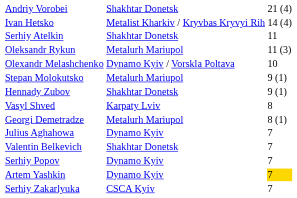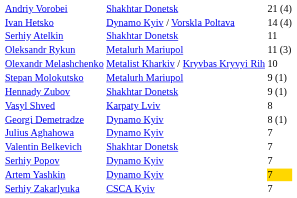(186, 22) Metalist Kharkiv / Kryvbas Kryvyi Rih -> (170, 22) Dynamo Kyiv / Vorskla Poltava
(170, 64) Dynamo Kyiv / Vorskla Poltava -> (186, 64) Metalist Kharkiv / Kryvbas Kryvyi Rih
(145, 119) Metalurh Mariupol -> (135, 119) Dynamo Kyiv
